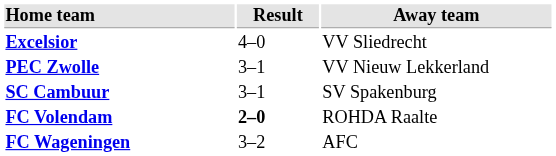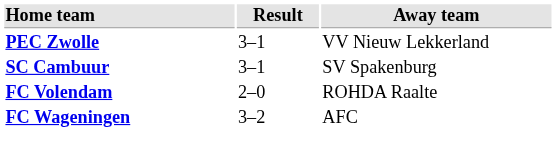- row: (41, 41)
(252, 117) bold -> (252, 91) normal
